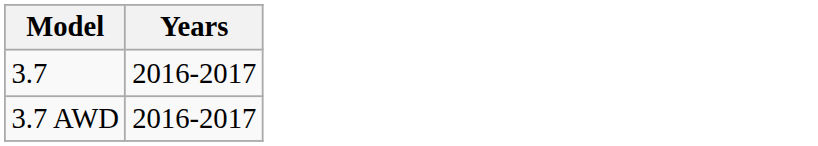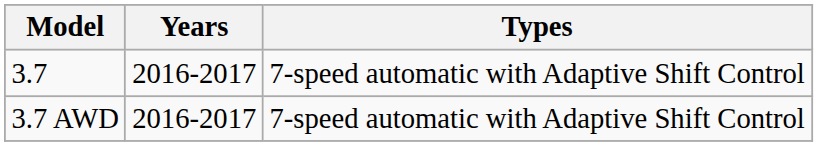+ column: (537, 27)
